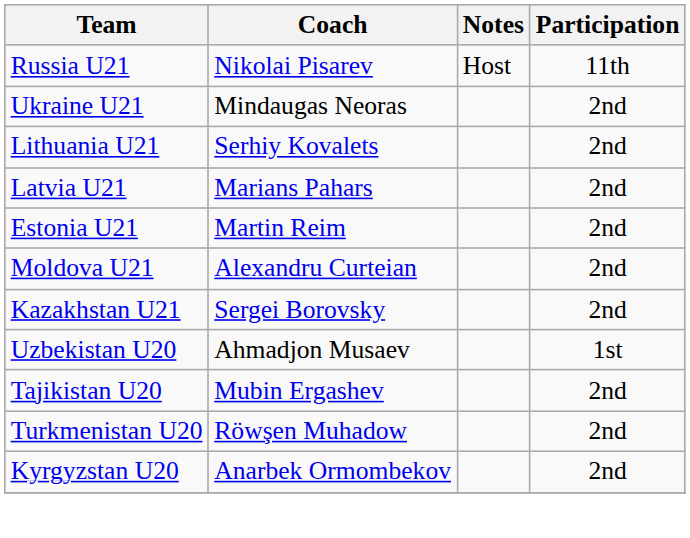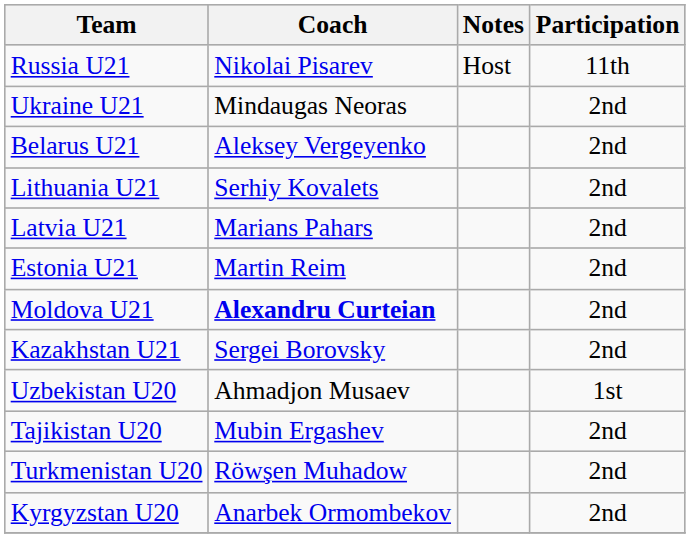+ row: (75, 146)
(316, 268) normal -> (325, 308) bold
